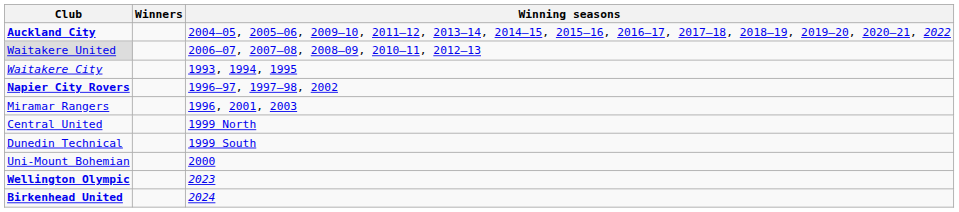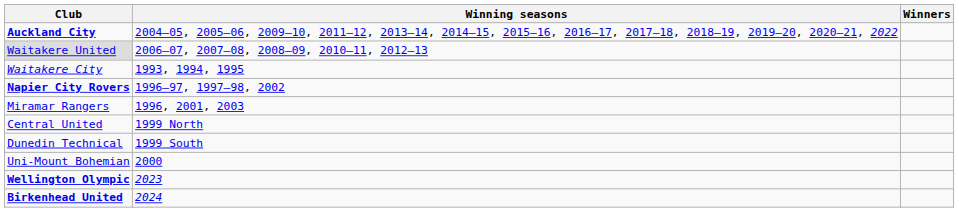columns swapped: (159, 14) <-> (570, 14)
